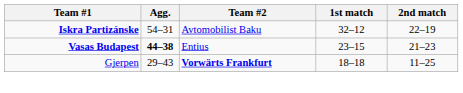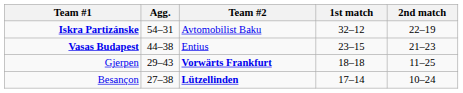(160, 46) bold -> (160, 46) normal
+ row: (118, 79)
